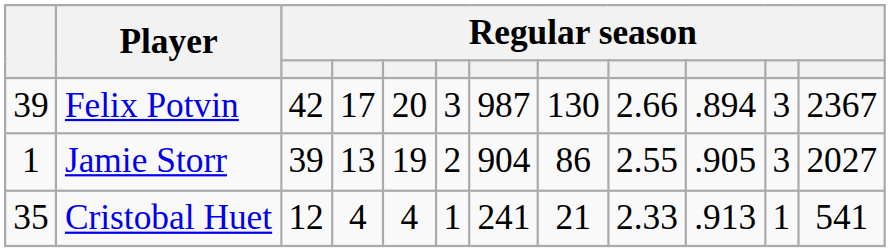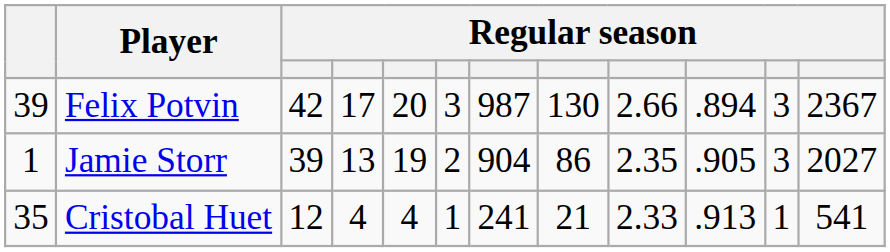(647, 160) 2.55 -> (647, 160) 2.35
